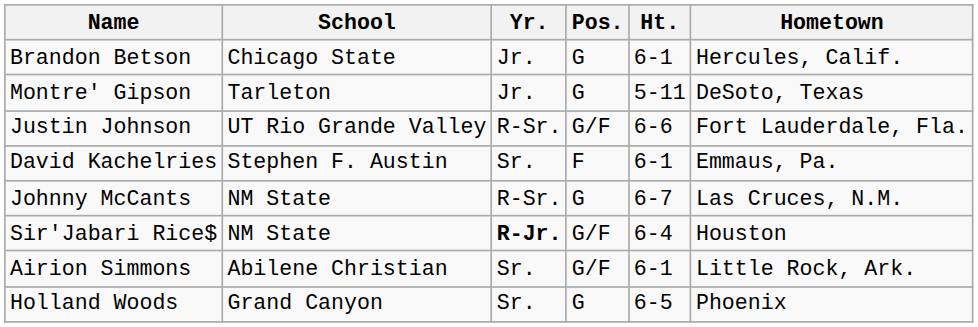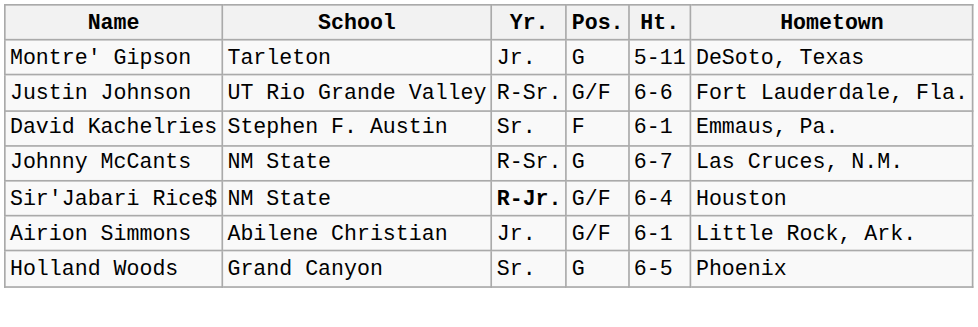- row: (101, 58)
(516, 269) Sr. -> (516, 233) Jr.
